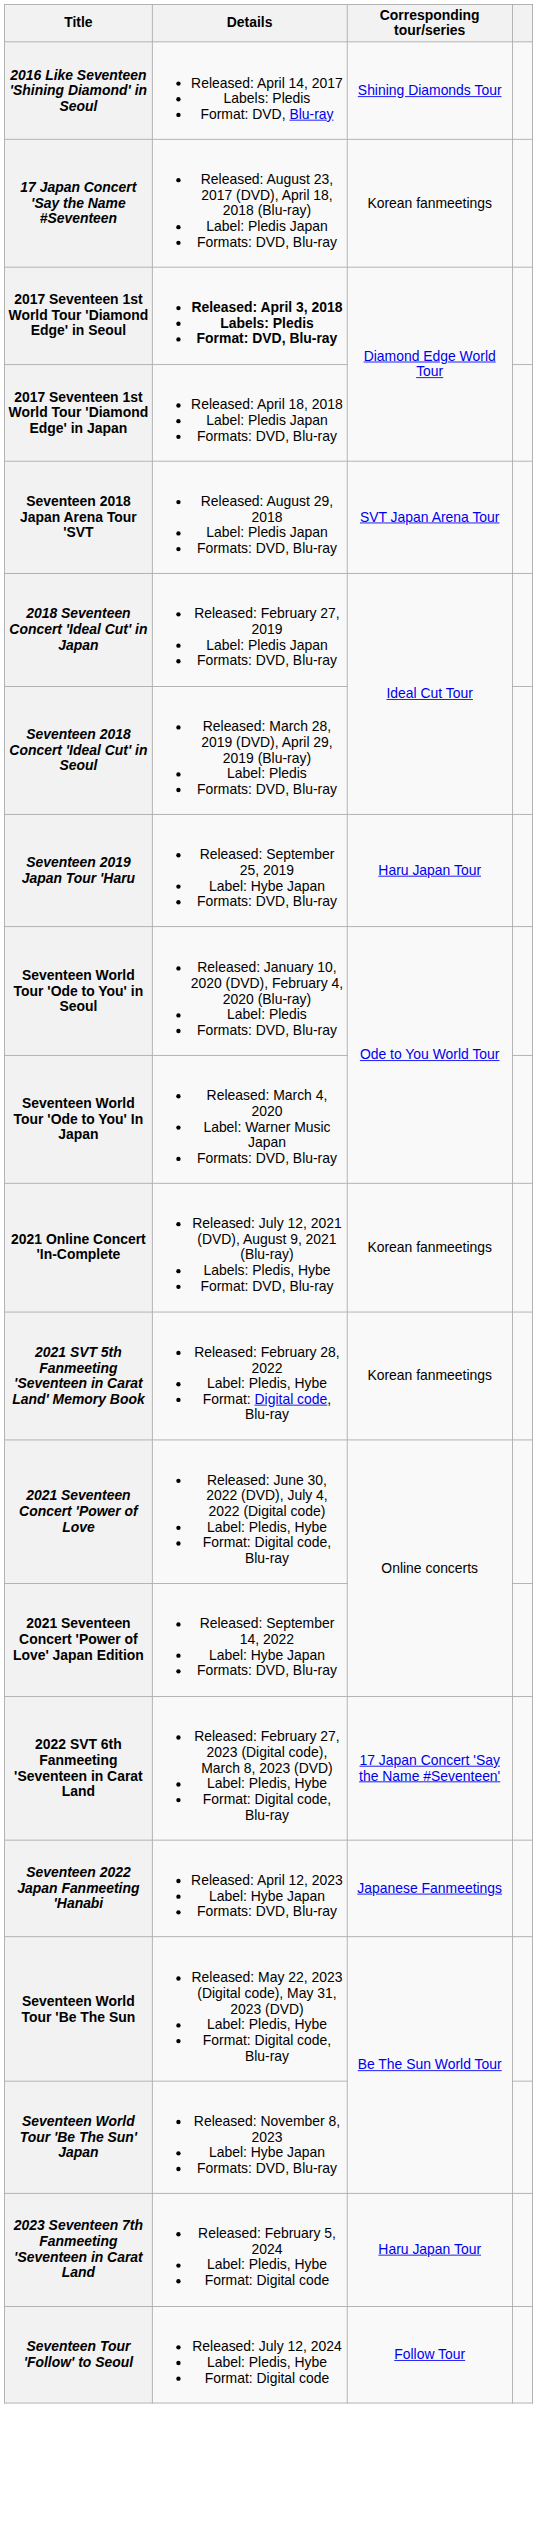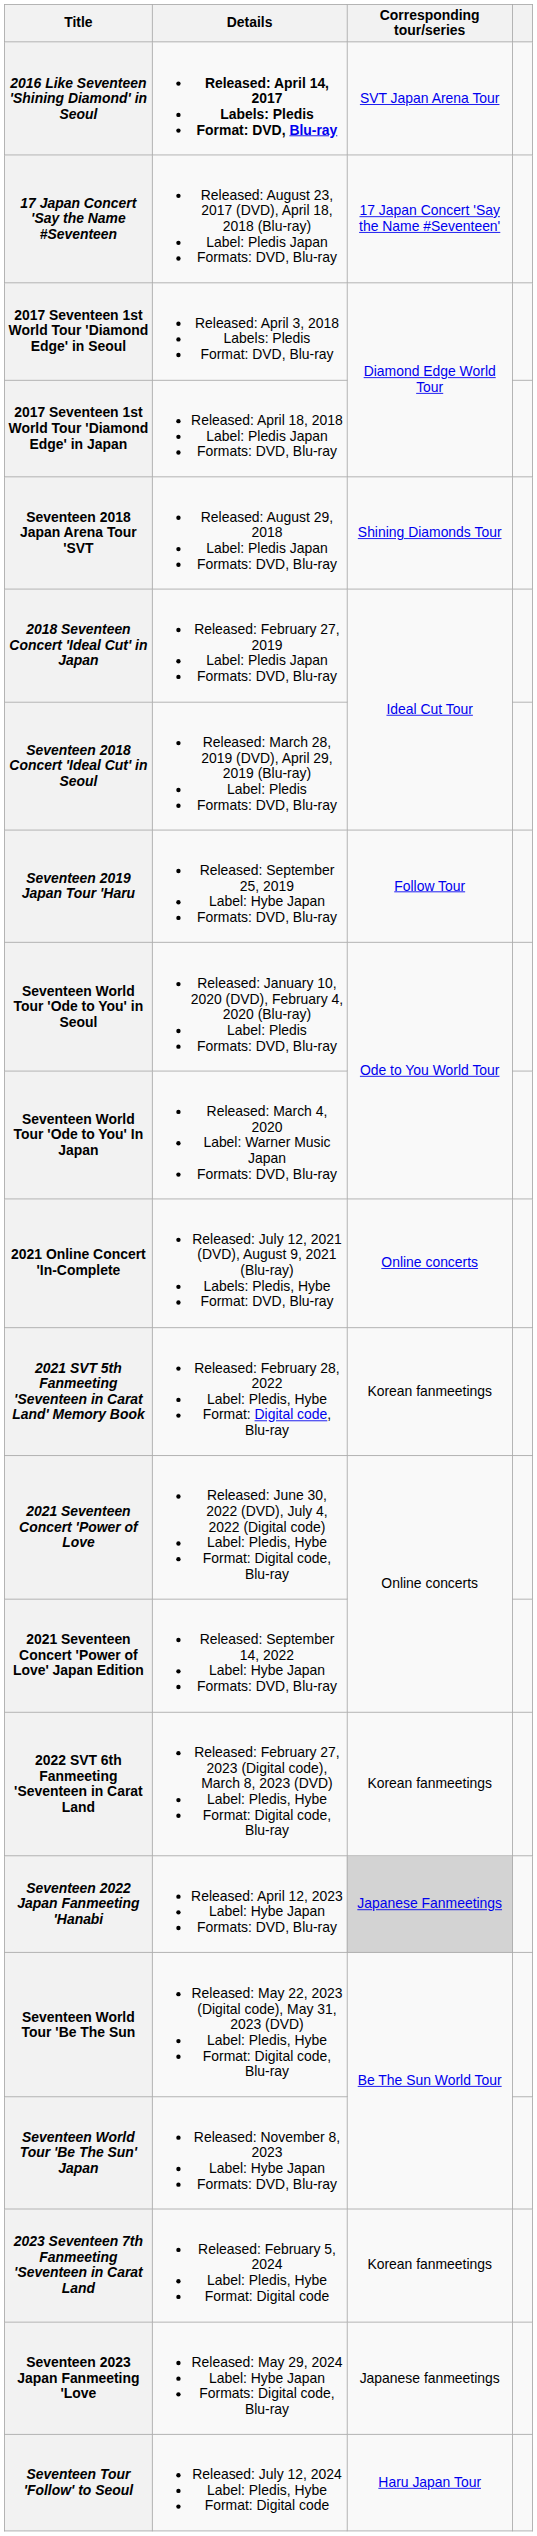(250, 98) normal -> (250, 106) bold
(430, 90) Shining Diamonds Tour -> (430, 98) SVT Japan Arena Tour
(430, 203) Korean fanmeetings -> (430, 218) 17 Japan Concert 'Say the Name #Seventeen'
(250, 324) bold -> (250, 339) normal
(430, 517) SVT Japan Arena Tour -> (430, 533) Shining Diamonds Tour
(430, 870) Haru Japan Tour -> (430, 886) Follow Tour
(430, 1247) Korean fanmeetings -> (430, 1263) Online concerts
(430, 1768) 17 Japan Concert 'Say the Name #Seventeen' -> (430, 1783) Korean fanmeetings
(430, 1888) no background -> (430, 1904) lightgrey background
(430, 2249) Haru Japan Tour -> (430, 2265) Korean fanmeetings
+ row: (78, 2378)
(430, 2354) Follow Tour -> (430, 2482) Haru Japan Tour
